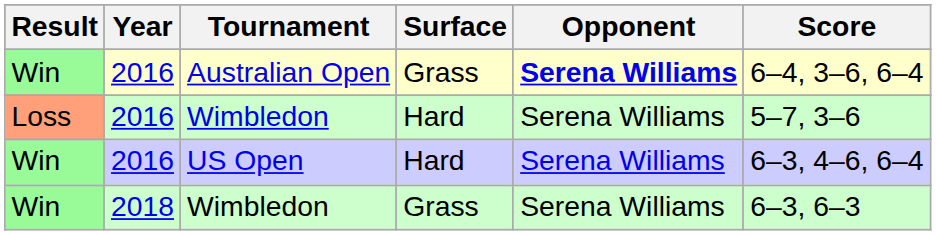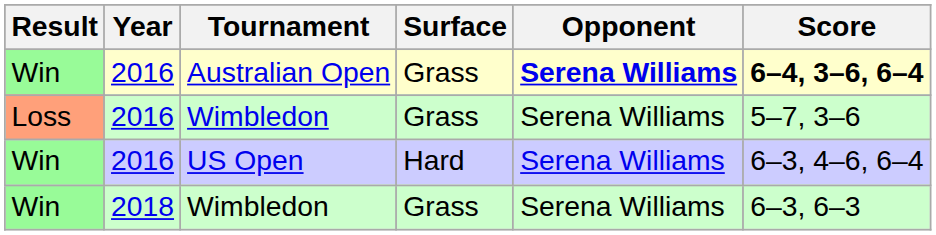(837, 71) normal -> (837, 71) bold
(434, 116) Hard -> (441, 116) Grass
